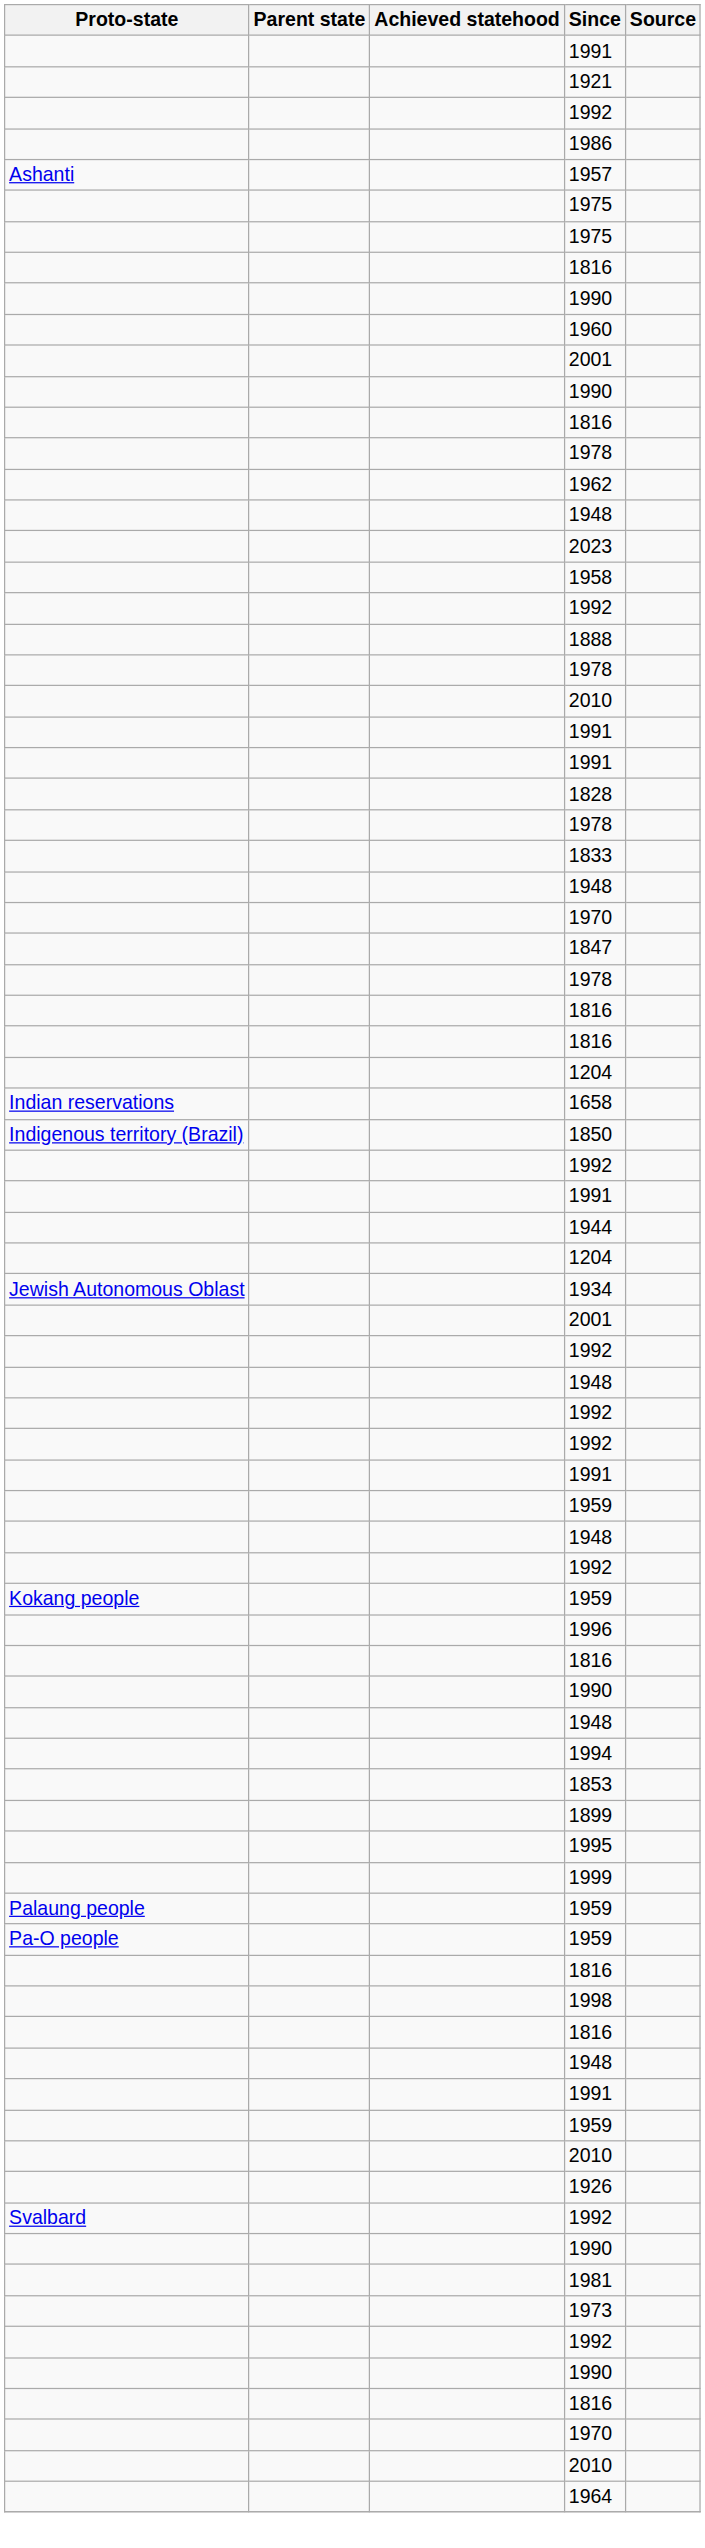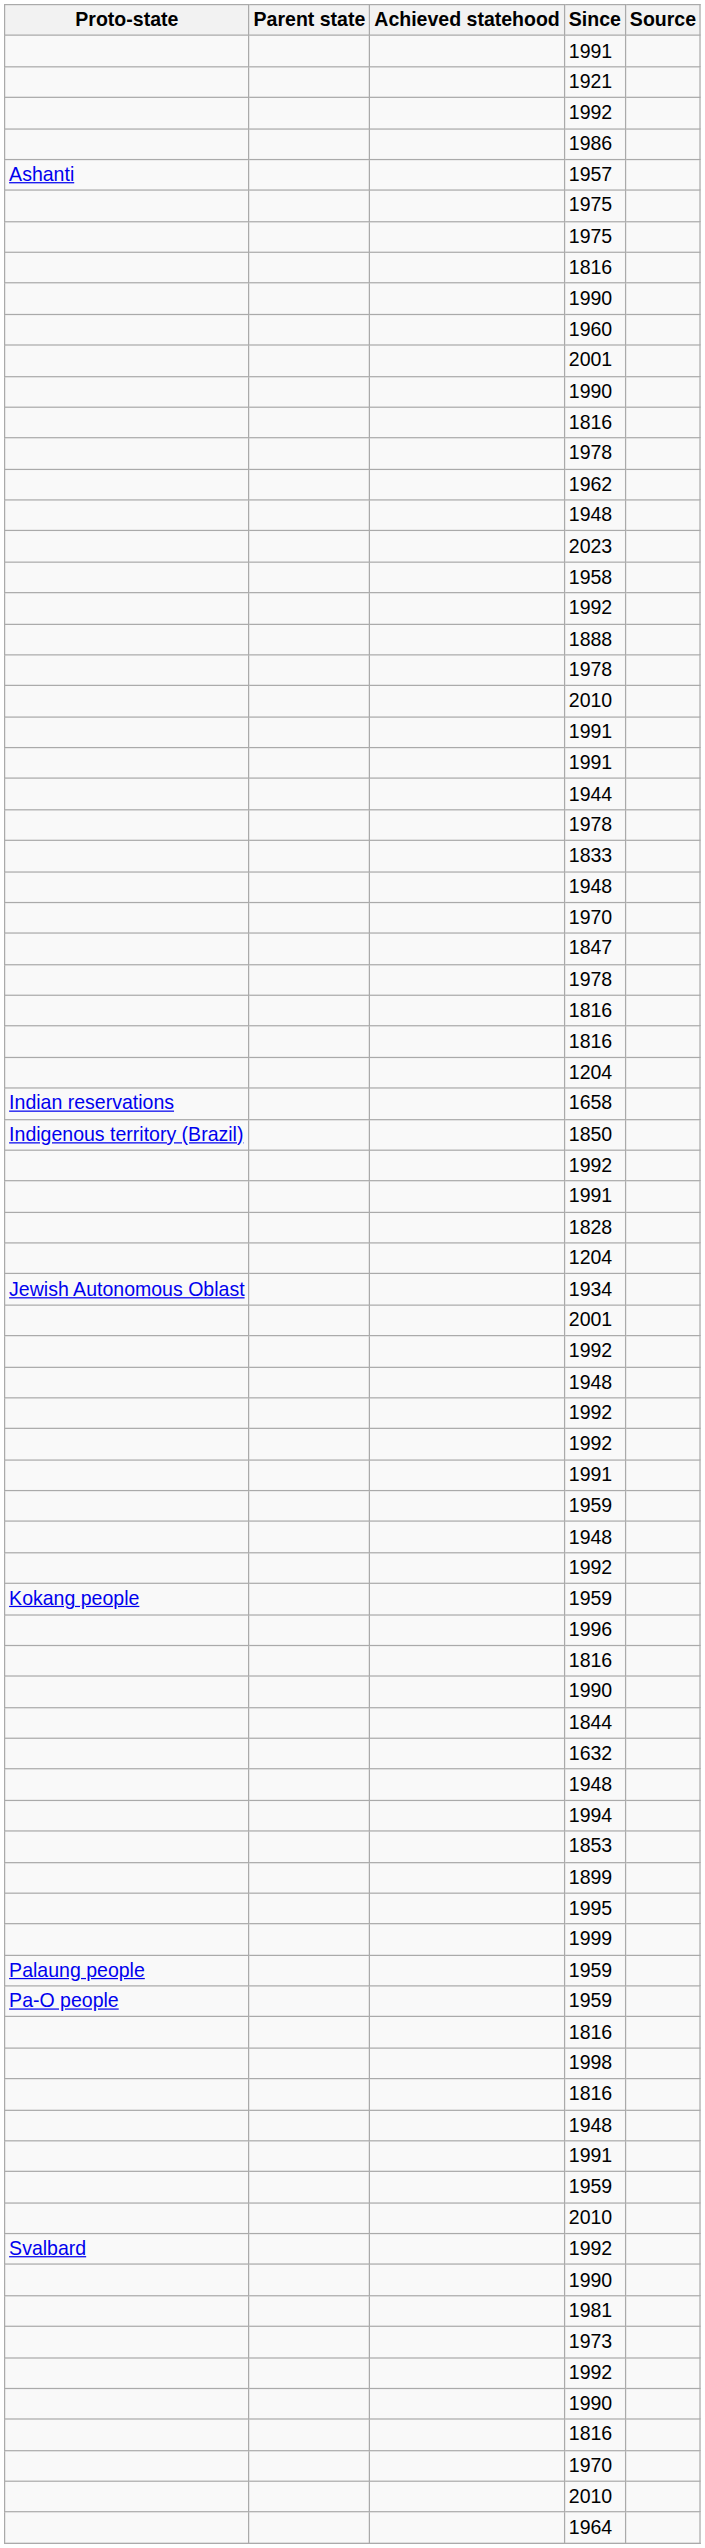rows swapped: (127, 1227) <-> (127, 794)
+ row: (127, 1723)
+ row: (127, 1754)
- row: (127, 2187)
